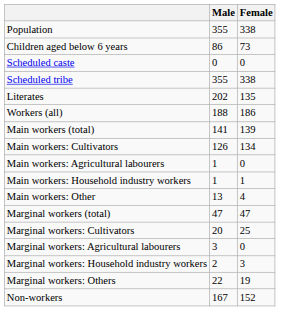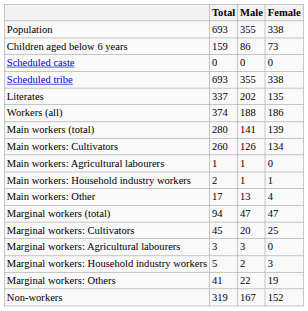+ column: (224, 12)
